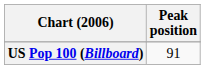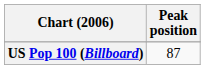(173, 53) 91 -> (173, 53) 87
